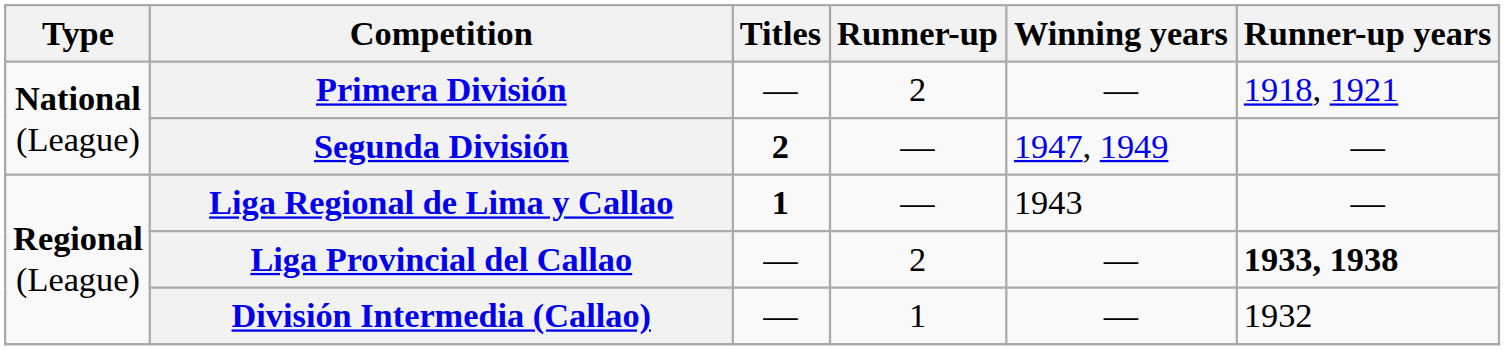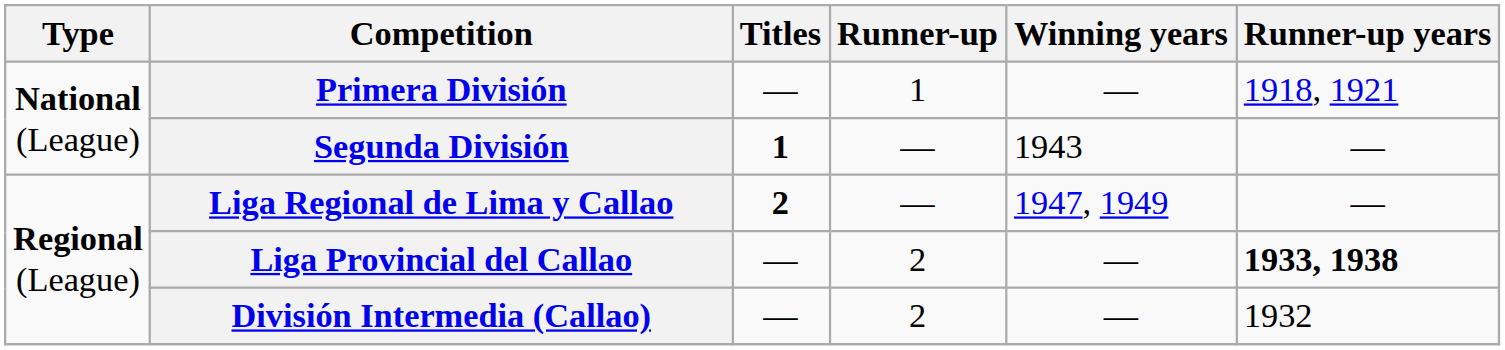(918, 89) 2 -> (918, 89) 1
(780, 146) 2 -> (780, 146) 1
(1091, 146) 1947, 1949 -> (1048, 146) 1943
(780, 202) 1 -> (780, 202) 2
(1048, 202) 1943 -> (1091, 202) 1947, 1949
(918, 316) 1 -> (918, 316) 2
